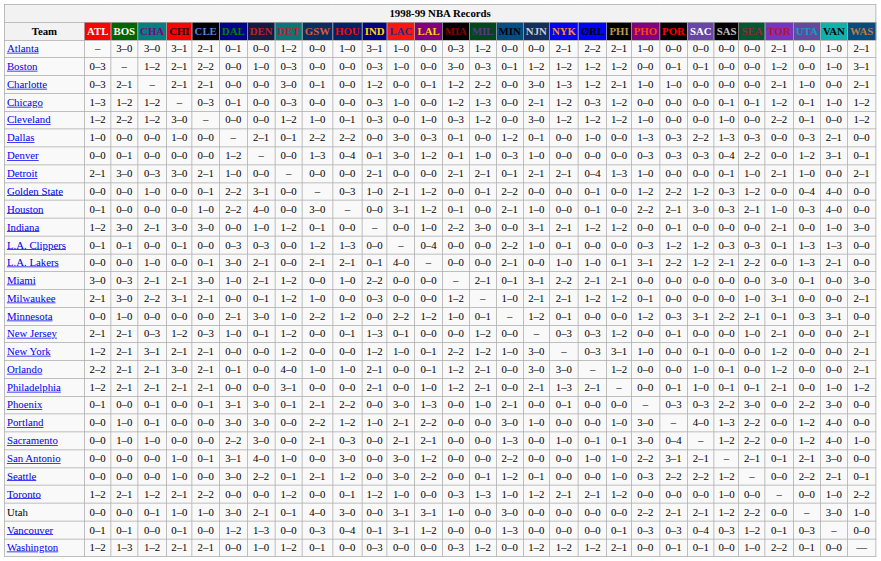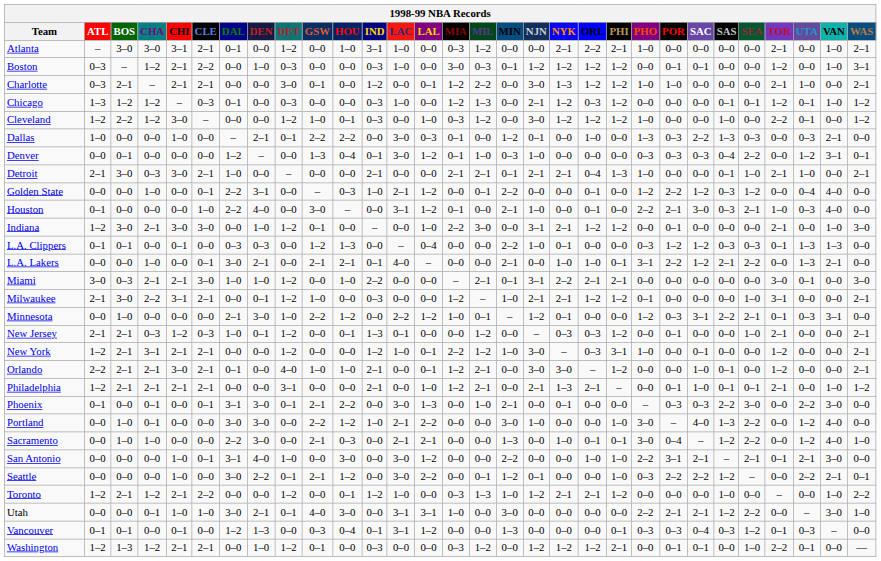(619, 85) 2–1 -> (619, 85) 1–2
(261, 280) 2–1 -> (261, 280) 1–0
